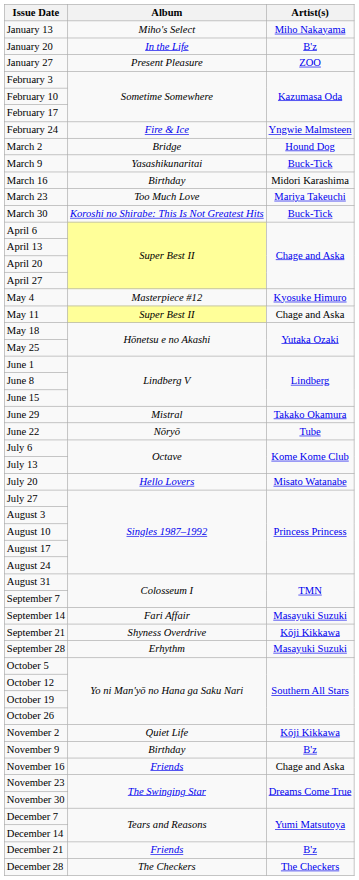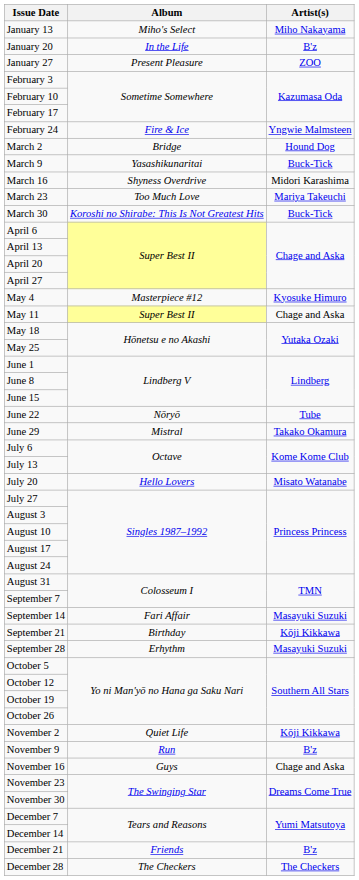(167, 180) Birthday -> (167, 180) Shyness Overdrive
rows swapped: (23, 431) <-> (23, 414)
(167, 632) Shyness Overdrive -> (167, 632) Birthday
(167, 749) Birthday -> (167, 749) Run
(167, 766) Friends -> (167, 766) Guys
